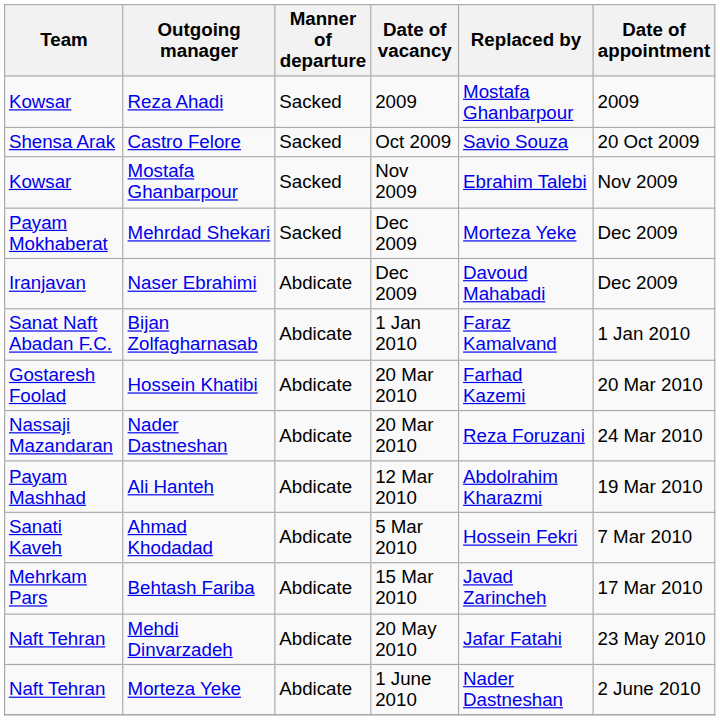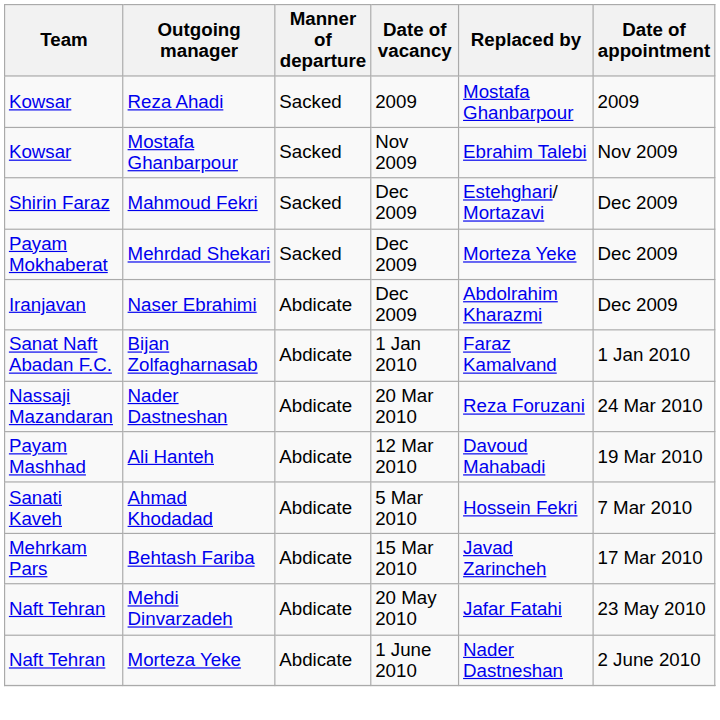- row: (184, 141)
+ row: (193, 203)
(504, 283) Davoud Mahabadi -> (510, 304) Abdolrahim Kharazmi
- row: (193, 385)
(510, 486) Abdolrahim Kharazmi -> (504, 456) Davoud Mahabadi
